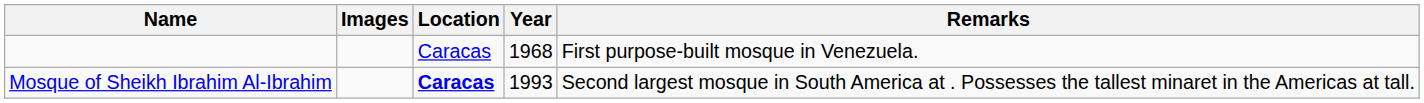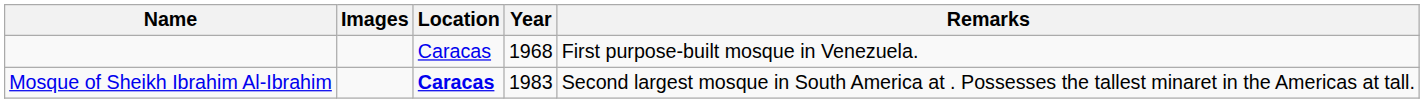(531, 82) 1993 -> (531, 82) 1983
